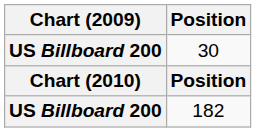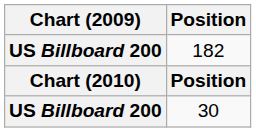rows swapped: (208, 111) <-> (208, 50)
